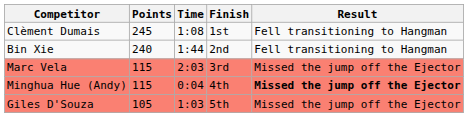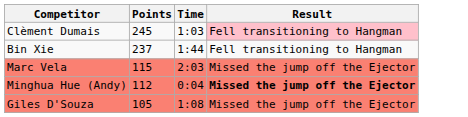- column: (229, 13)
(191, 31) 1:08 -> (191, 31) 1:03
(351, 31) no background -> (306, 31) pink background
(142, 49) 240 -> (142, 49) 237
(142, 85) 115 -> (142, 85) 112
(191, 103) 1:03 -> (191, 103) 1:08
